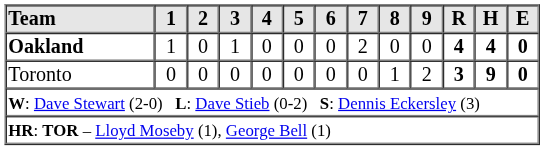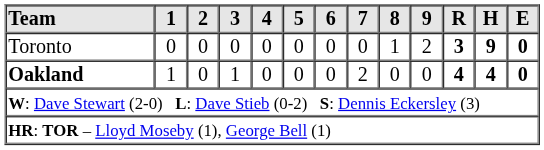rows swapped: (46, 46) <-> (40, 74)
